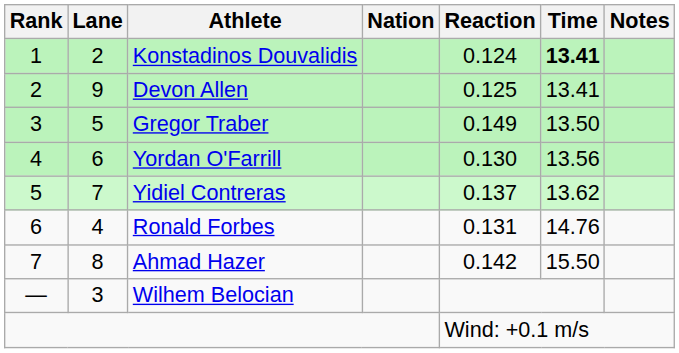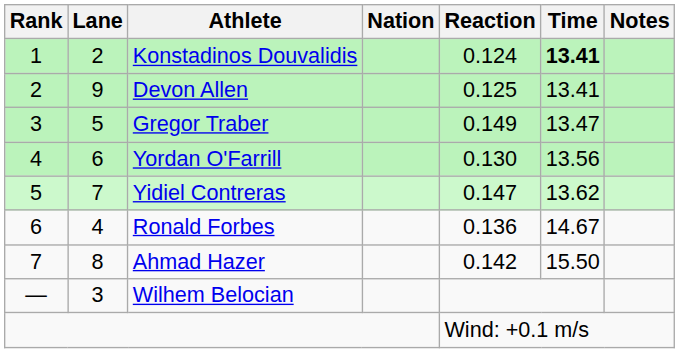(573, 124) 13.50 -> (573, 124) 13.47
(490, 192) 0.137 -> (490, 192) 0.147
(490, 227) 0.131 -> (490, 227) 0.136
(573, 227) 14.76 -> (573, 227) 14.67
